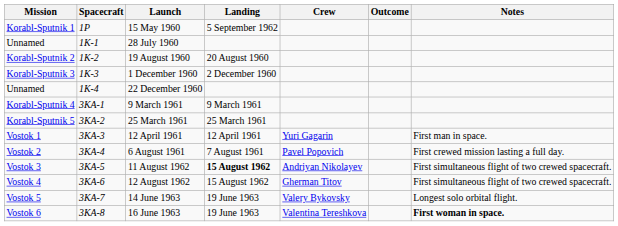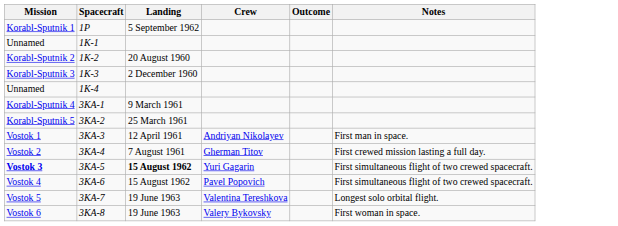- column: (165, 12)
(308, 136) Yuri Gagarin -> (244, 136) Andriyan Nikolayev
(313, 151) Pavel Popovich -> (233, 151) Gherman Titov
(24, 167) normal -> (24, 167) bold
(322, 167) Andriyan Nikolayev -> (229, 167) Yuri Gagarin
(312, 182) Gherman Titov -> (234, 182) Pavel Popovich
(316, 197) Valery Bykovsky -> (246, 197) Valentina Tereshkova
(324, 213) Valentina Tereshkova -> (237, 213) Valery Bykovsky
(459, 213) bold -> (377, 213) normal
